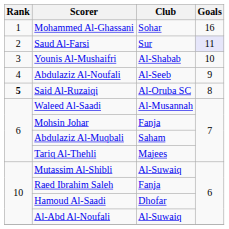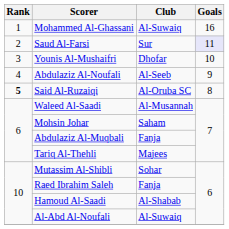(150, 28) Sohar -> (160, 28) Al-Suwaiq
(160, 59) Al-Shabab -> (152, 59) Dhofar
(149, 122) Fanja -> (152, 122) Saham
(152, 138) Saham -> (149, 138) Fanja
(160, 169) Al-Suwaiq -> (150, 169) Sohar
(152, 201) Dhofar -> (160, 201) Al-Shabab
